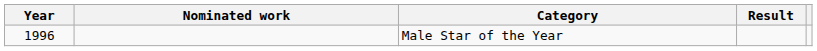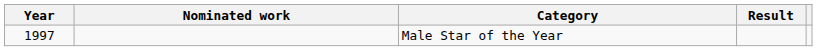(39, 36) 1996 -> (39, 36) 1997
